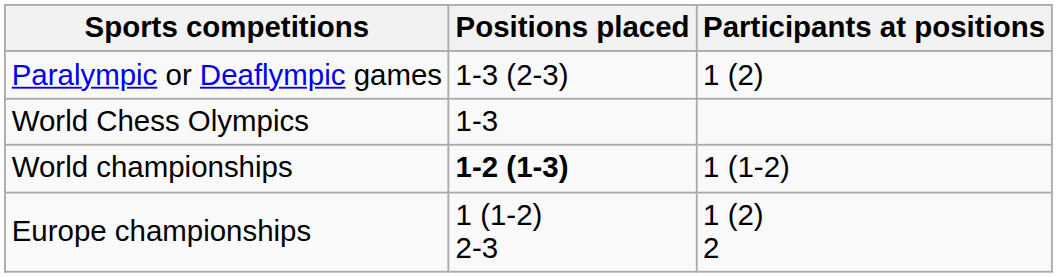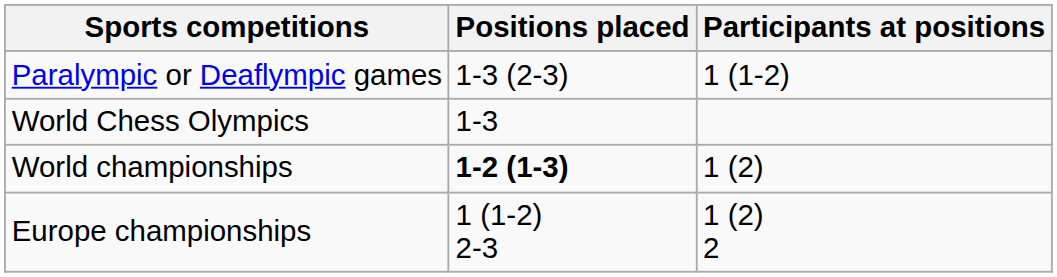(733, 74) 1 (2) -> (746, 74) 1 (1-2)
(746, 167) 1 (1-2) -> (733, 167) 1 (2)
